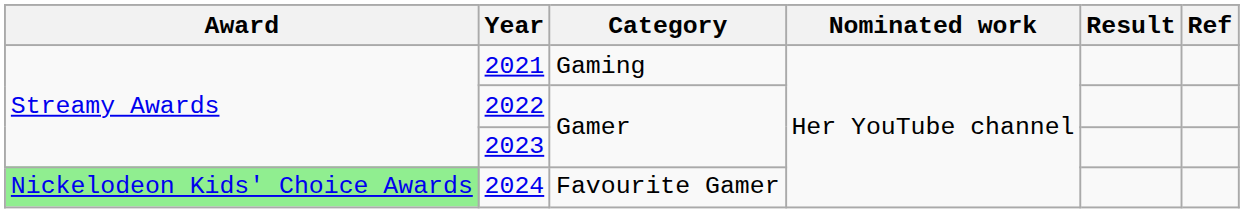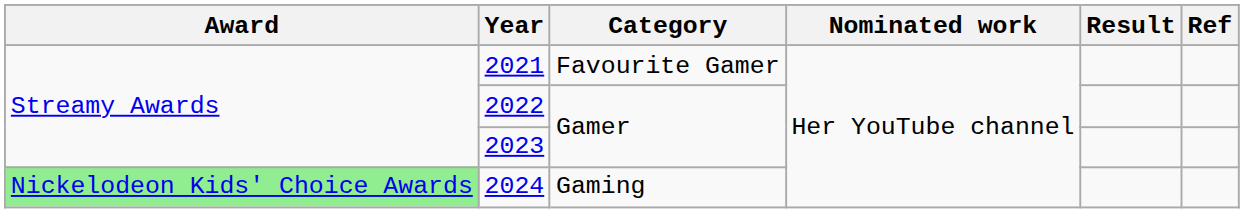(601, 66) Gaming -> (668, 66) Favourite Gamer
(668, 187) Favourite Gamer -> (601, 187) Gaming
